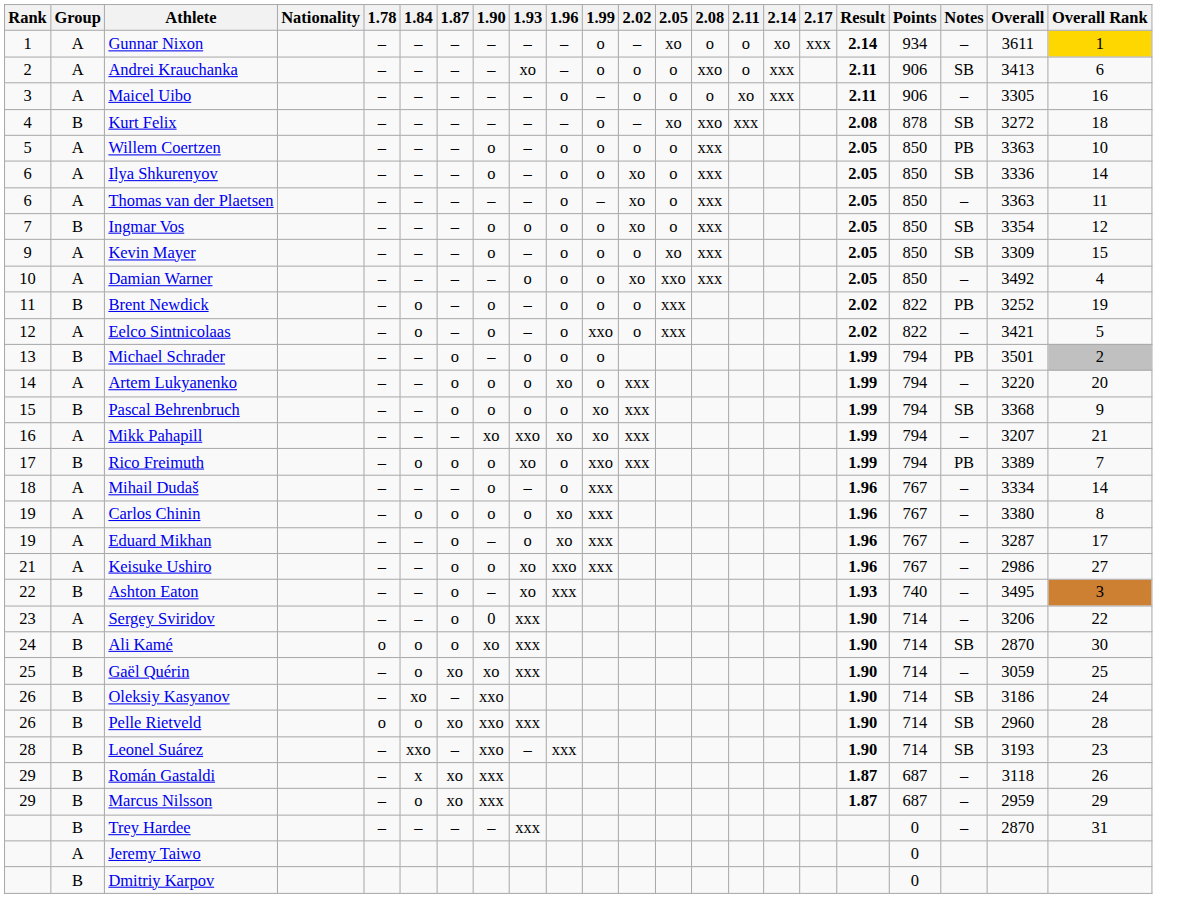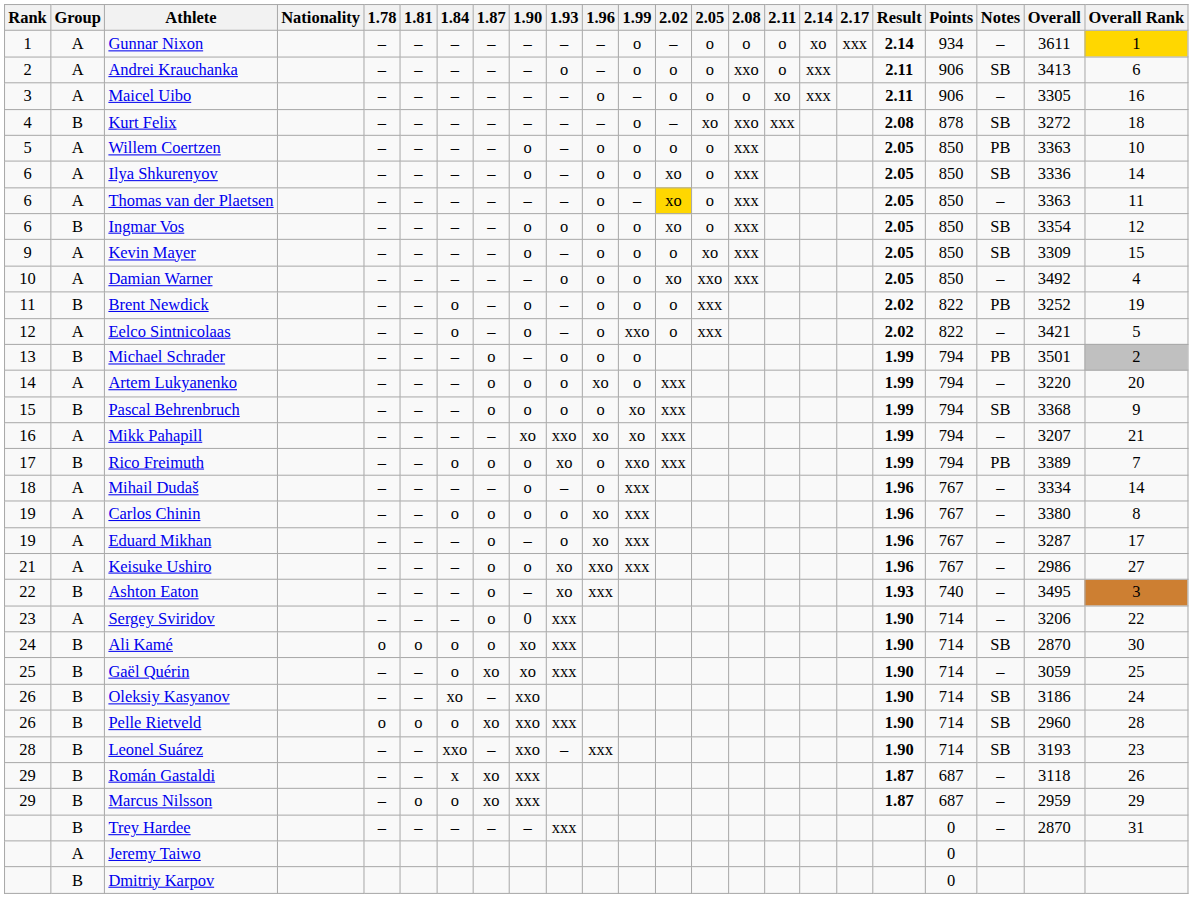+ column: (418, 17)
(673, 43) xo -> (710, 43) o
(528, 69) xo -> (564, 69) o
(637, 200) no background -> (673, 200) gold background
(28, 226) 7 -> (28, 226) 6
